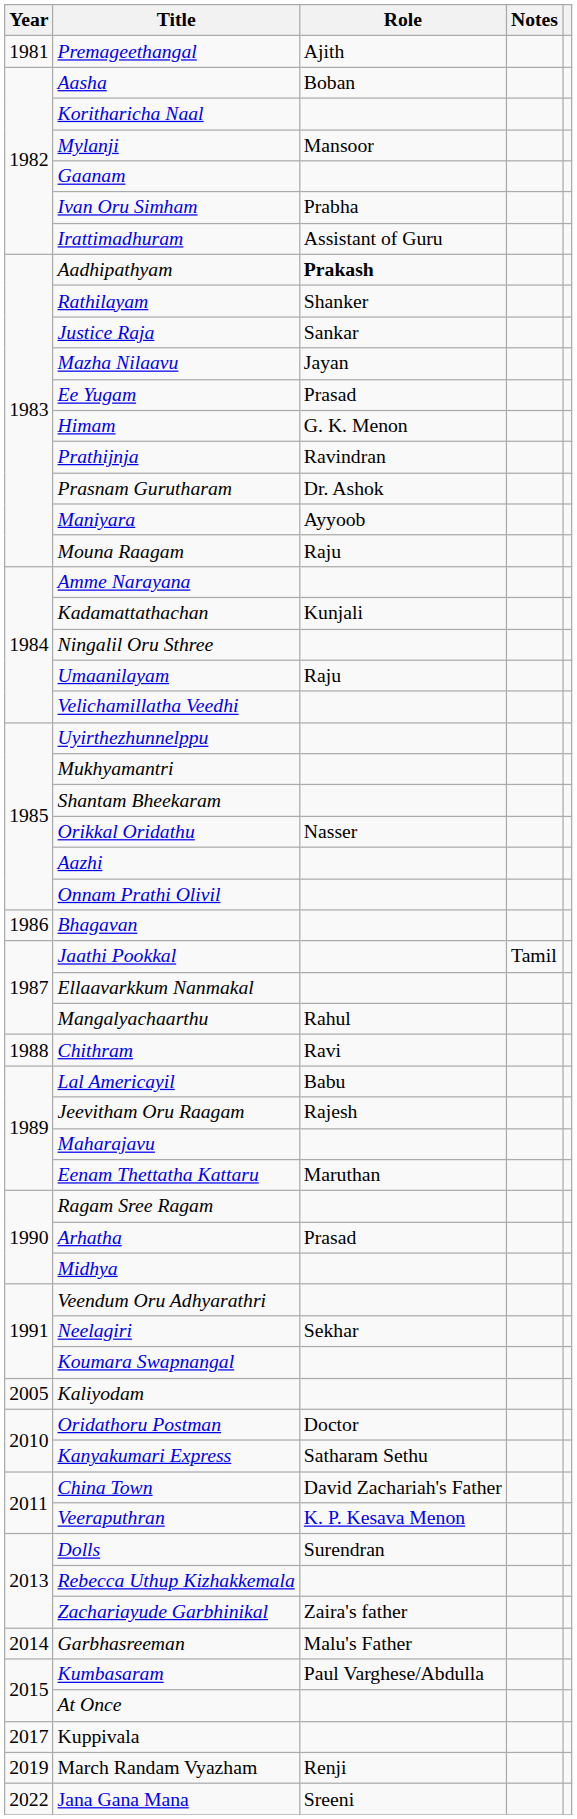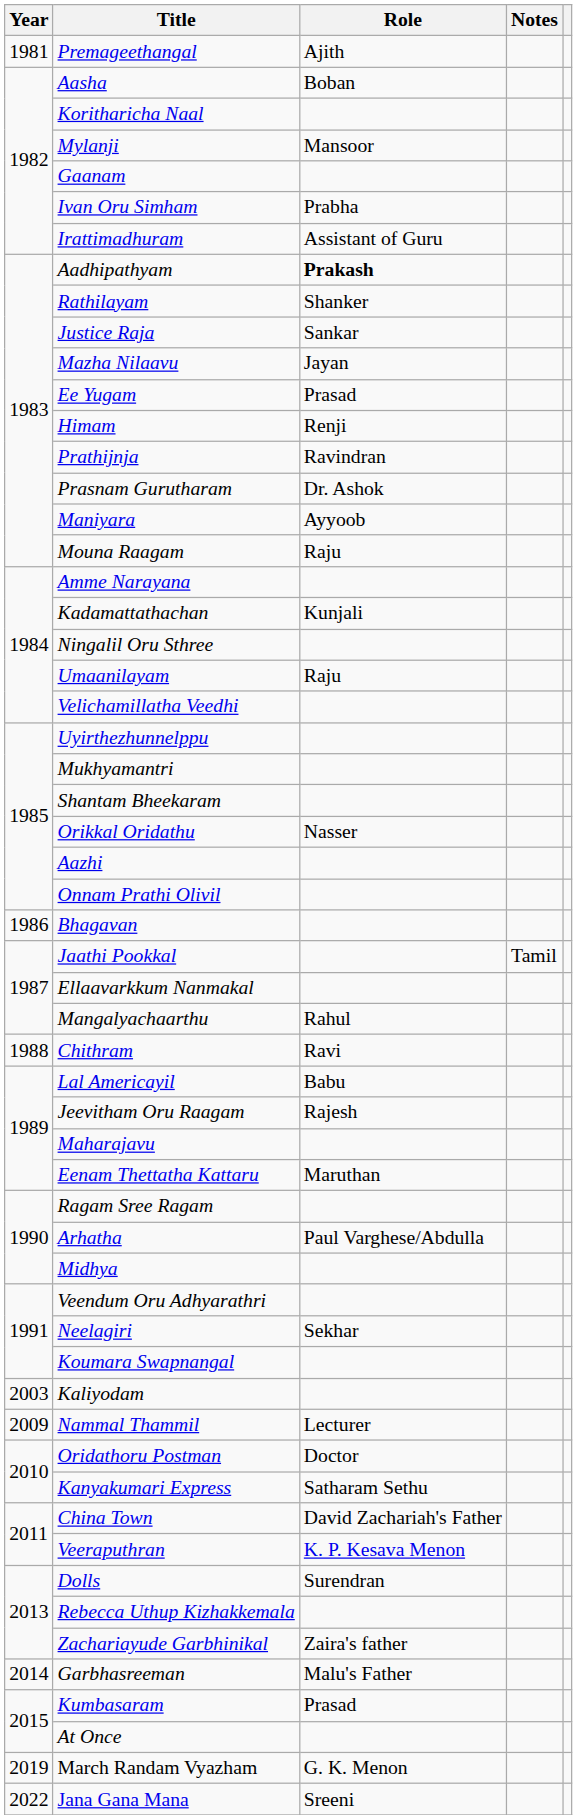(356, 425) G. K. Menon -> (325, 425) Renji
(330, 1237) Prasad -> (394, 1237) Paul Varghese/Abdulla
(29, 1393) 2005 -> (29, 1393) 2003
+ row: (128, 1424)
(394, 1674) Paul Varghese/Abdulla -> (330, 1705) Prasad
- row: (99, 1736)
(325, 1767) Renji -> (356, 1767) G. K. Menon
